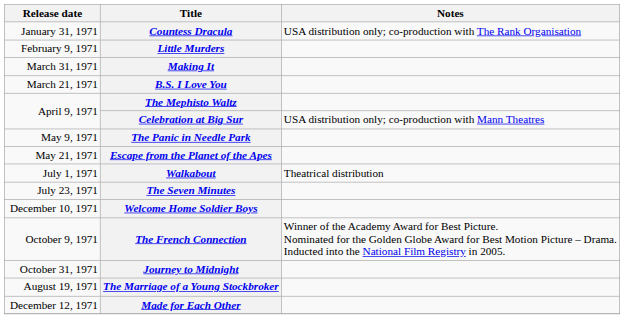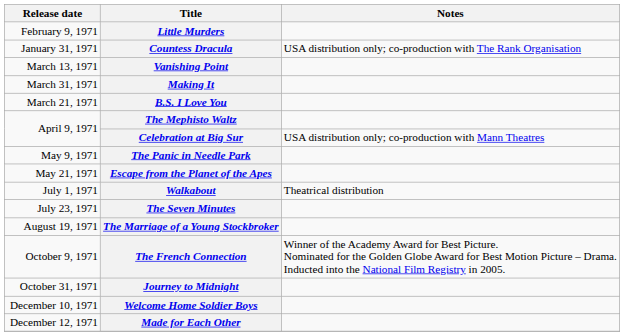rows swapped: (191, 31) <-> (191, 48)
+ row: (191, 66)
rows swapped: (191, 287) <-> (191, 208)
